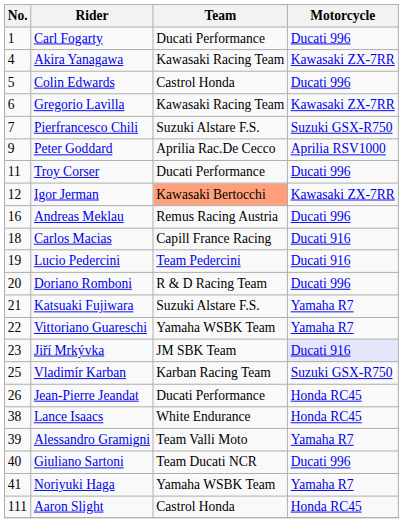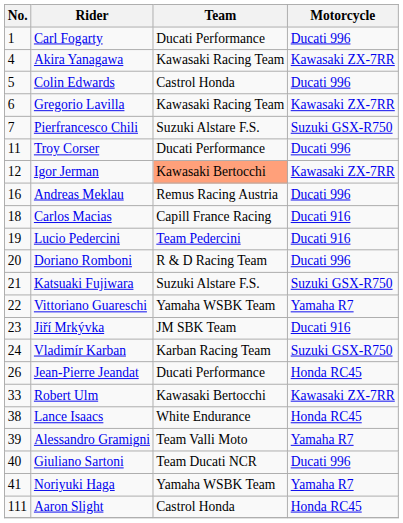- row: (73, 150)
(322, 306) Yamaha R7 -> (342, 283) Suzuki GSX-R750
(321, 350) lavender background -> (321, 328) no background
(14, 373) 25 -> (14, 350) 24
+ row: (66, 395)
